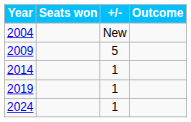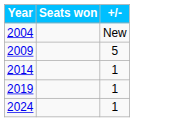- column: (158, 13)
